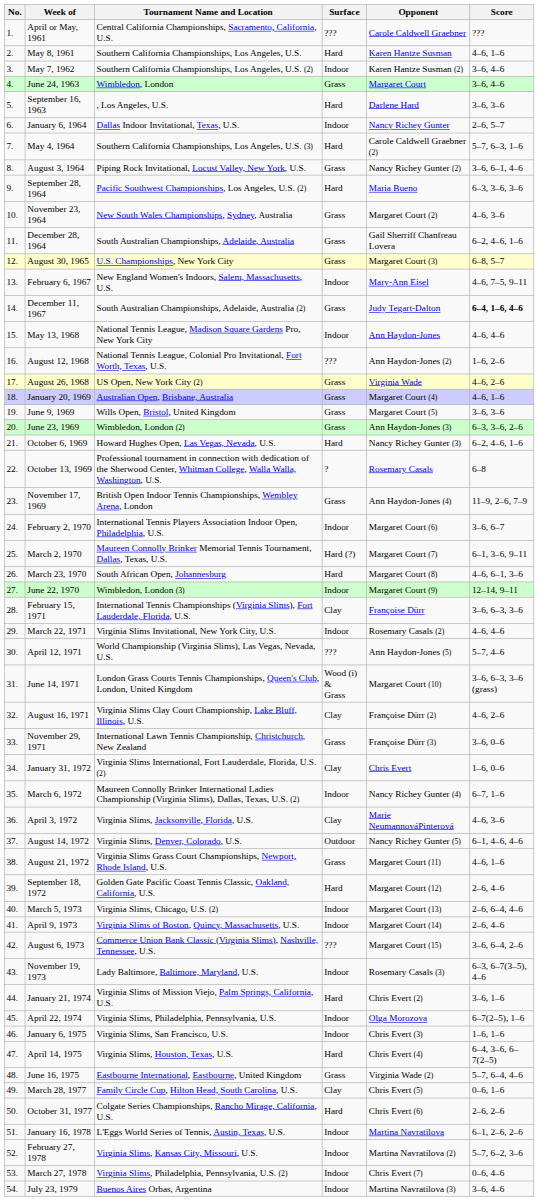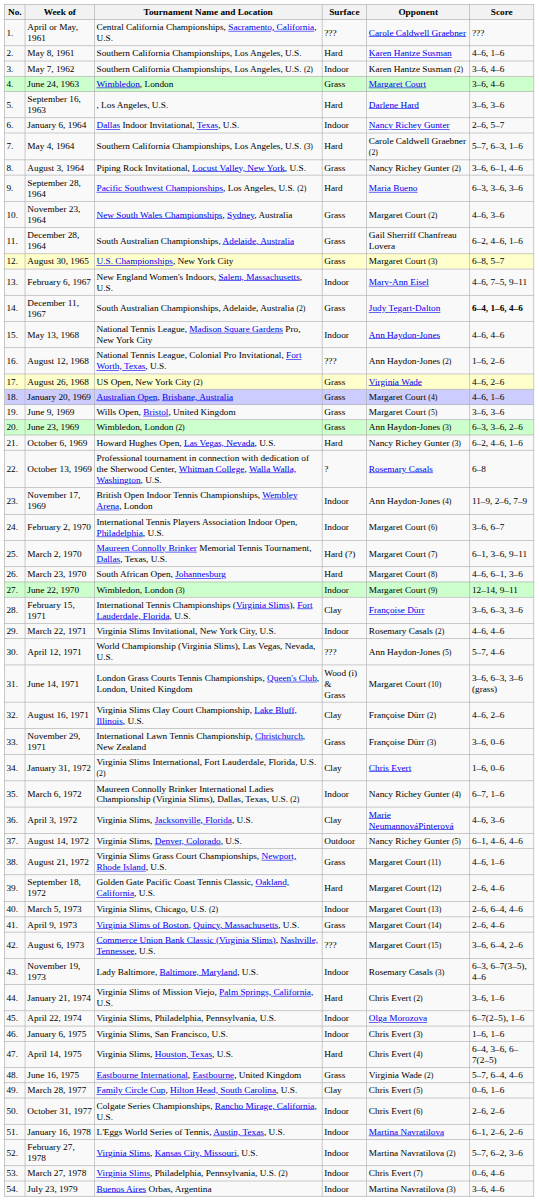(335, 501) Grass -> (337, 501) Indoor
(337, 924) Indoor -> (335, 924) Grass
(333, 1111) Hard -> (337, 1111) Indoor
